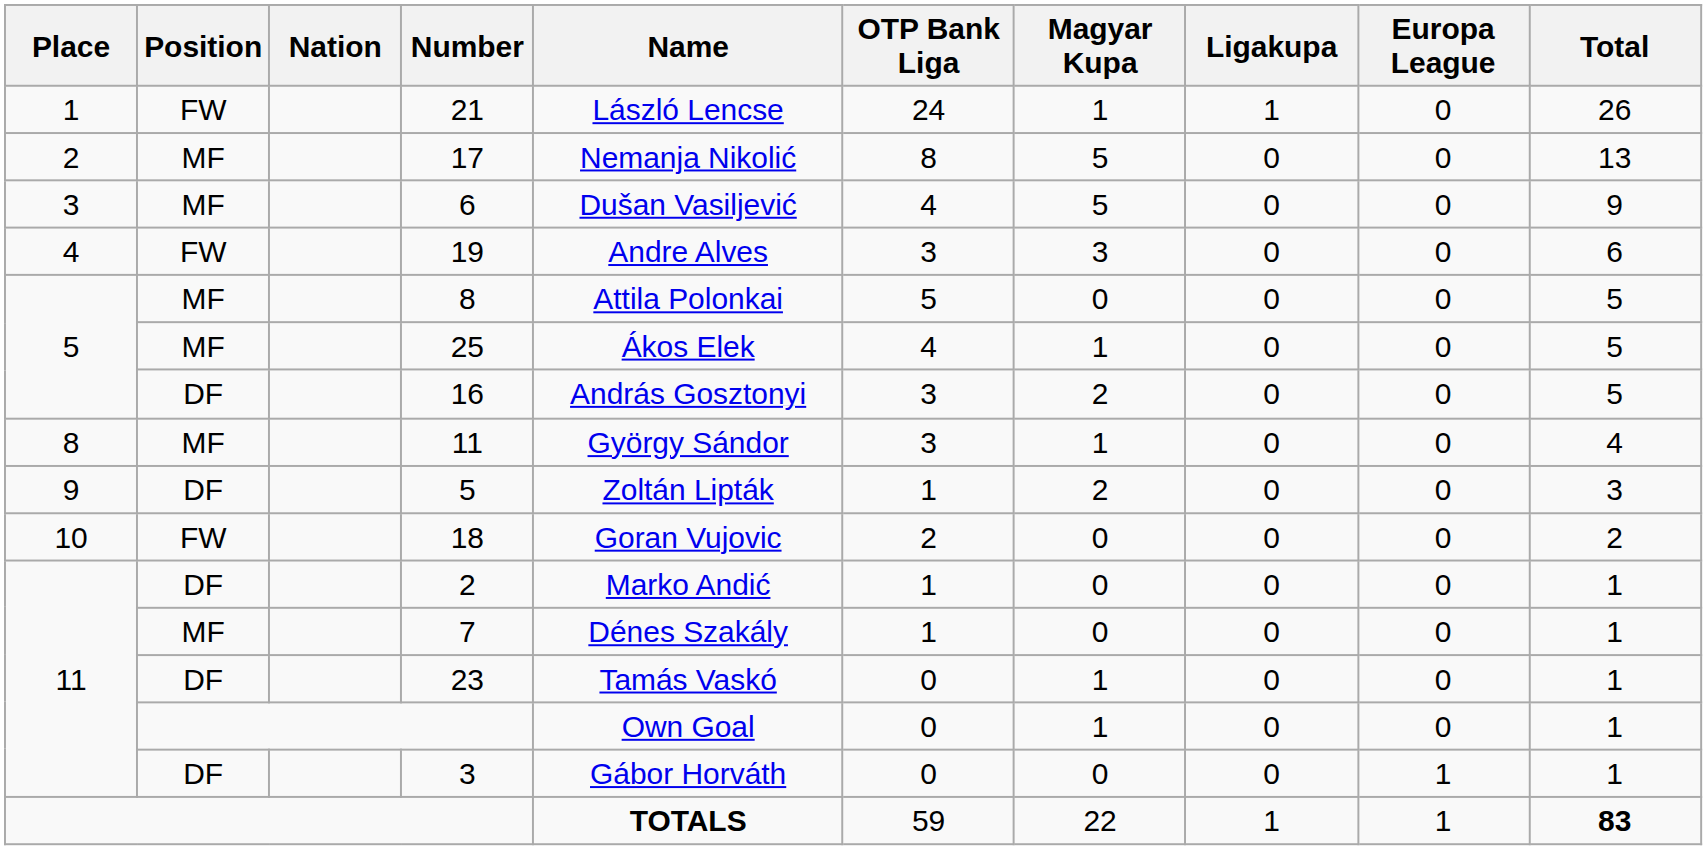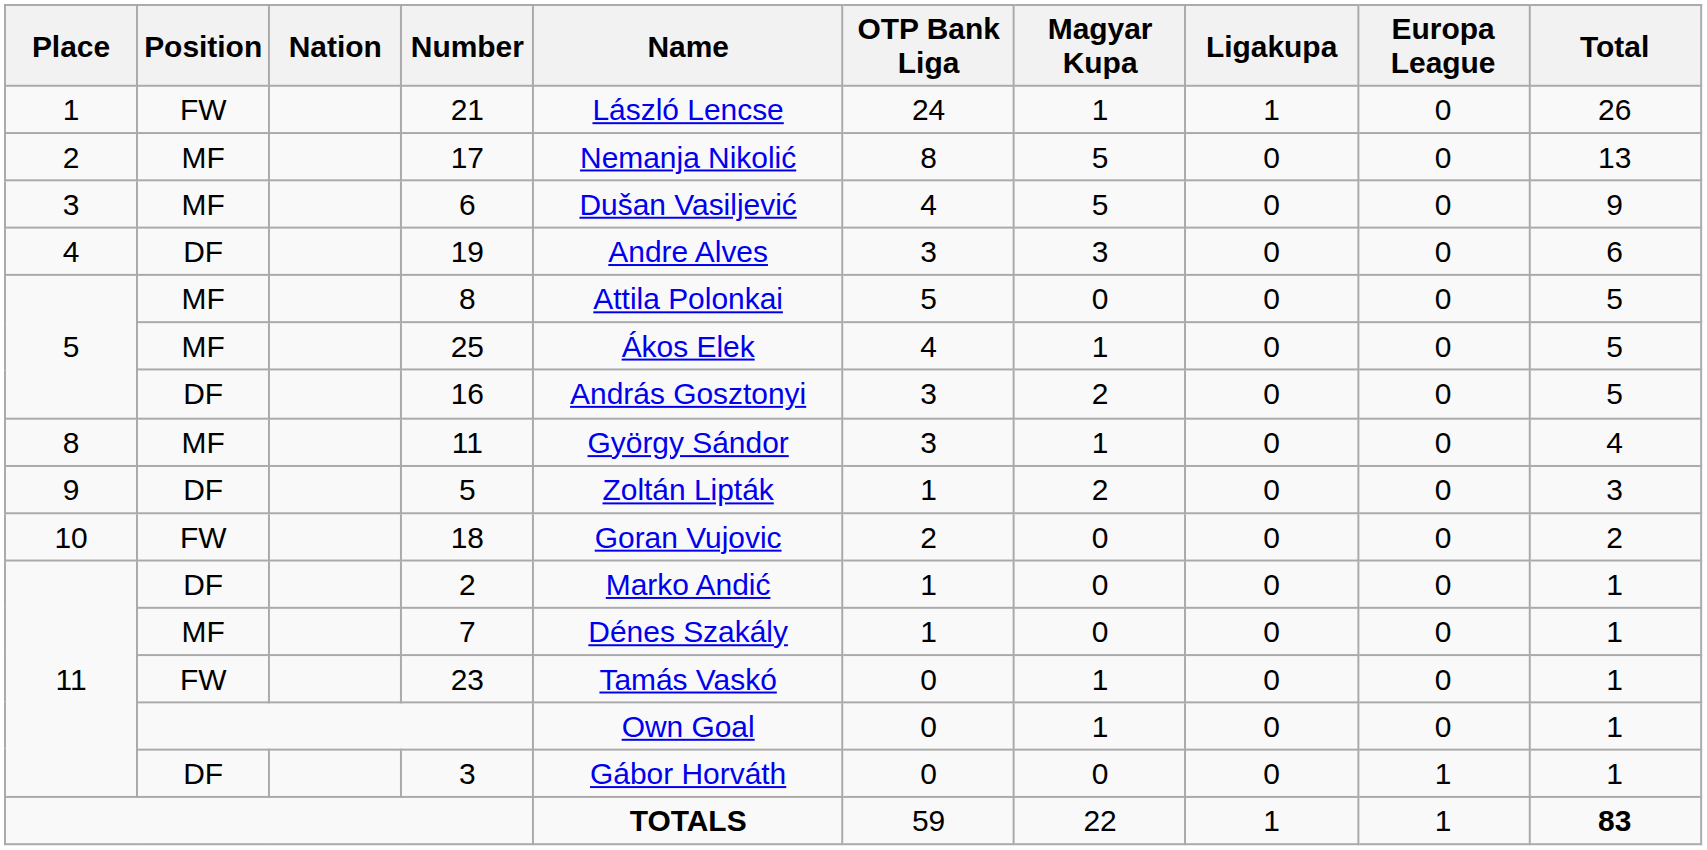(203, 252) FW -> (203, 252) DF
(203, 679) DF -> (203, 679) FW
